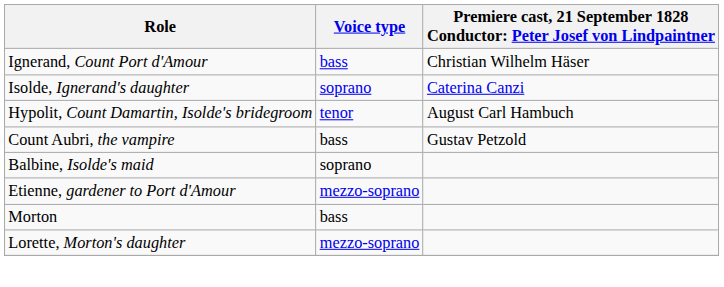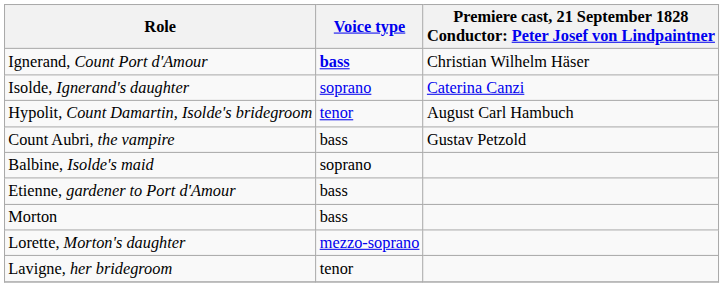(334, 61) normal -> (335, 61) bold
(370, 191) mezzo-soprano -> (334, 191) bass
+ row: (90, 268)
